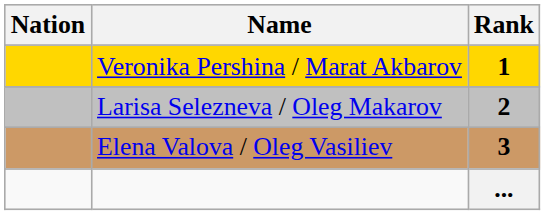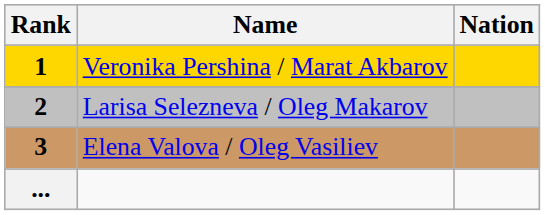columns swapped: (504, 24) <-> (48, 24)
